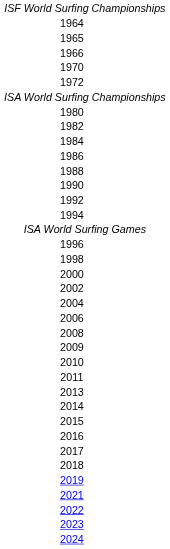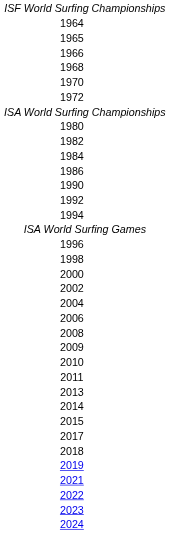+ row: (72, 68)
- row: (72, 171)
- row: (72, 436)
